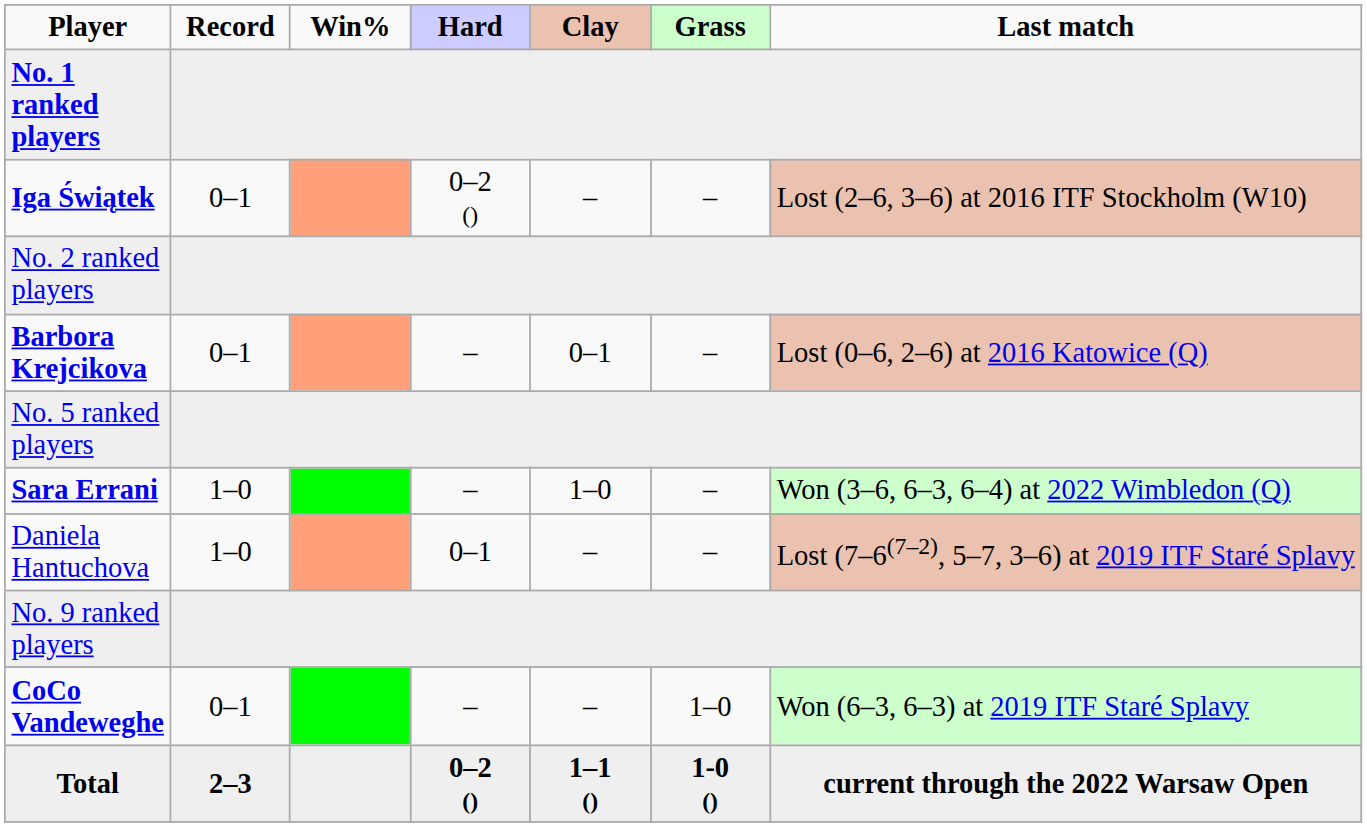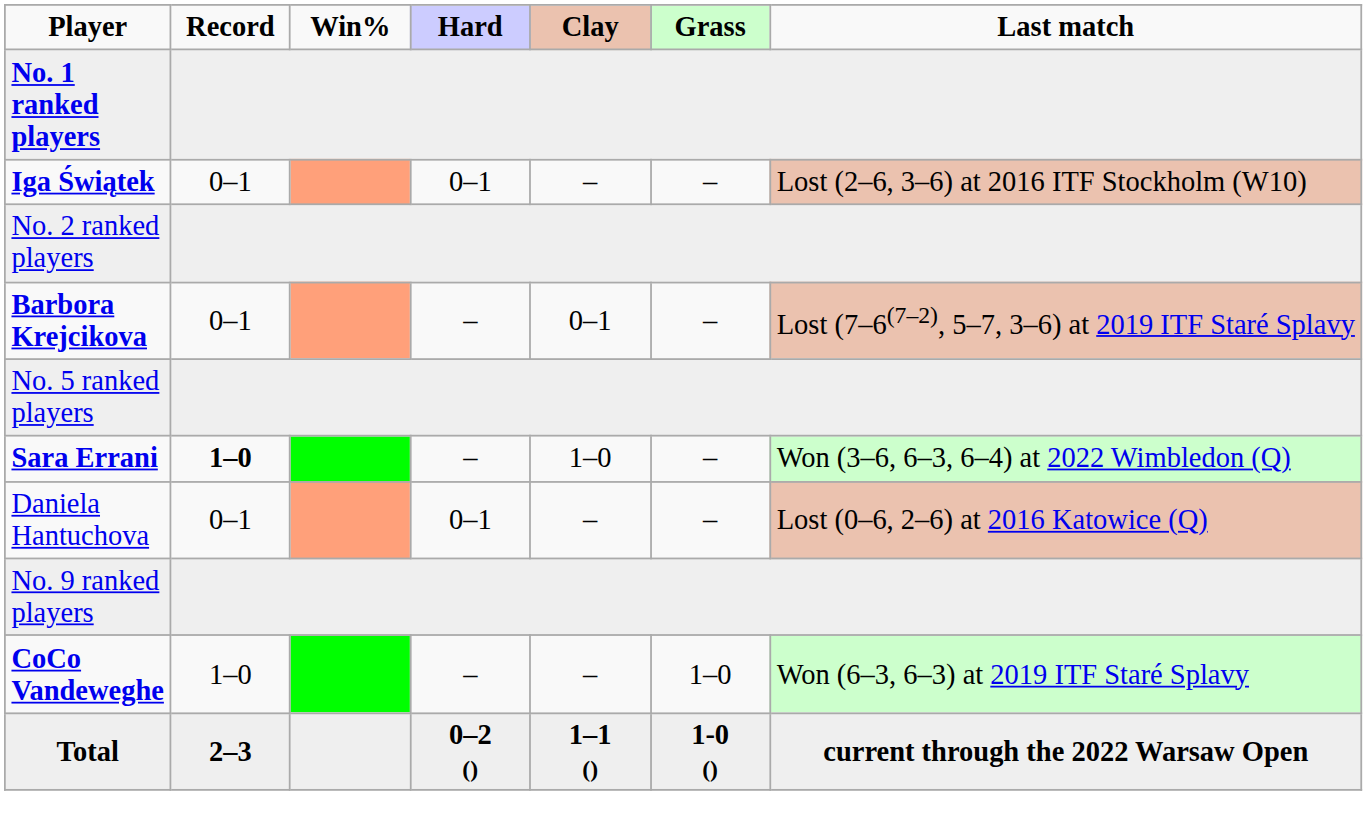(470, 197) 0–2 () -> (470, 181) 0–1
(992, 351) Lost (0–6, 2–6) at 2016 Katowice (Q) -> (1066, 319) Lost (7–6(7–2), 5–7, 3–6) at 2019 ITF Staré Splavy
(230, 490) normal -> (230, 458) bold
(230, 551) 1–0 -> (230, 519) 0–1
(1066, 551) Lost (7–6(7–2), 5–7, 3–6) at 2019 ITF Staré Splavy -> (992, 519) Lost (0–6, 2–6) at 2016 Katowice (Q)
(230, 705) 0–1 -> (230, 673) 1–0
